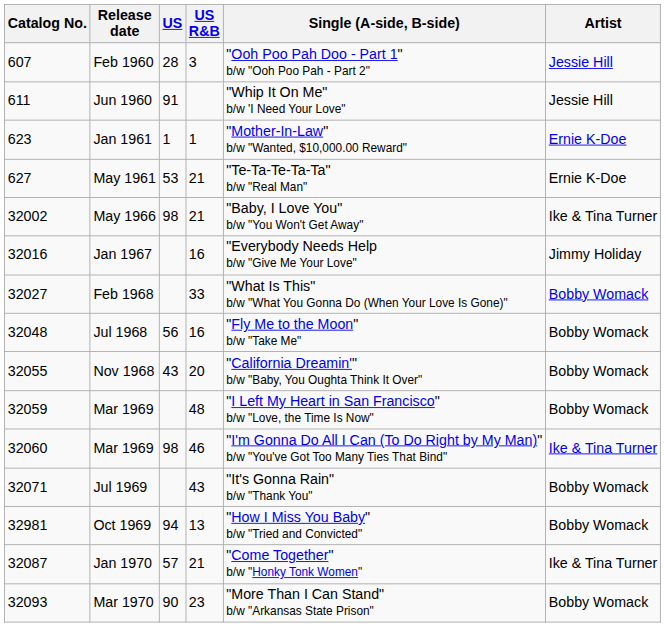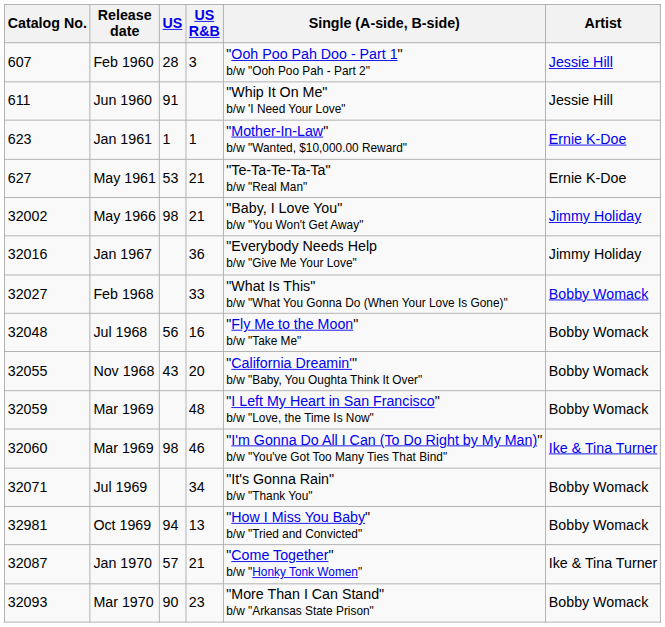(603, 216) Ike & Tina Turner -> (595, 216) Jimmy Holiday
(197, 255) 16 -> (197, 255) 36
(197, 487) 43 -> (197, 487) 34
